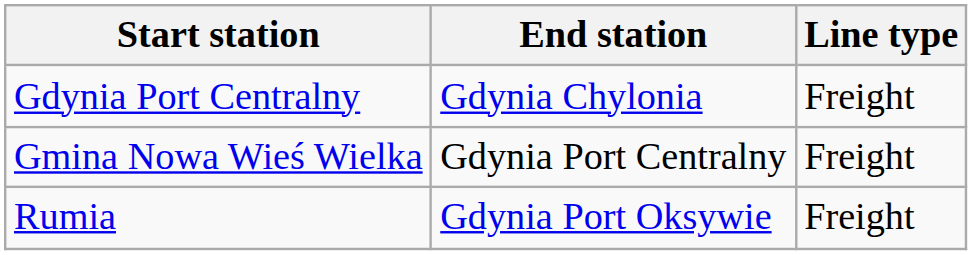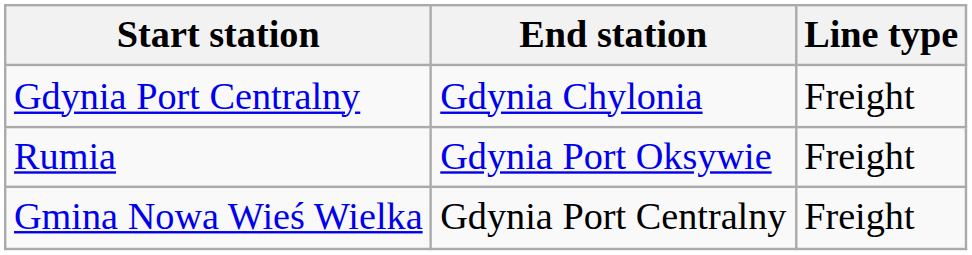rows swapped: (218, 156) <-> (65, 216)
